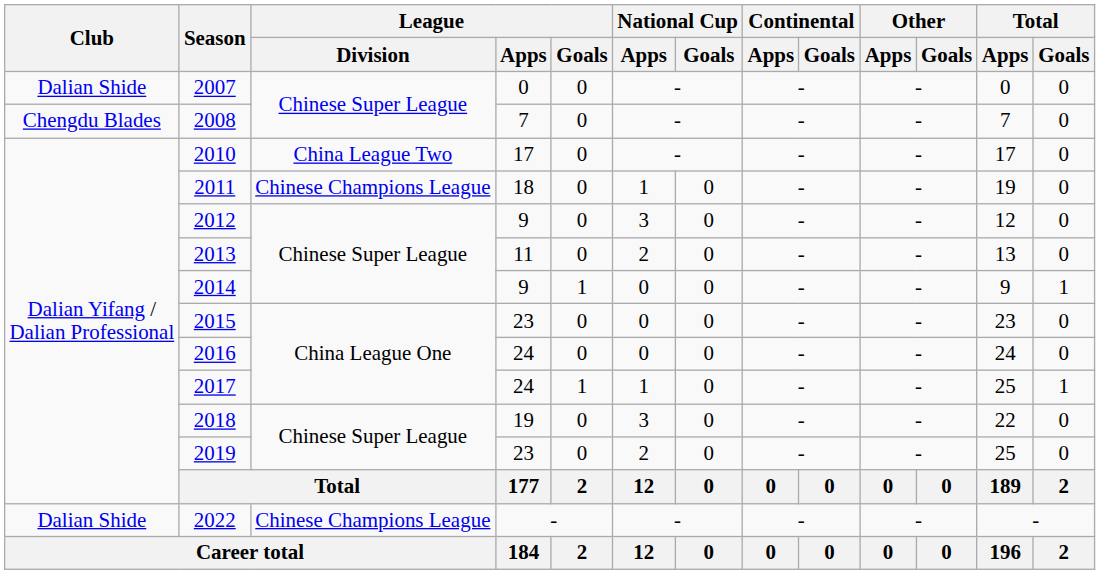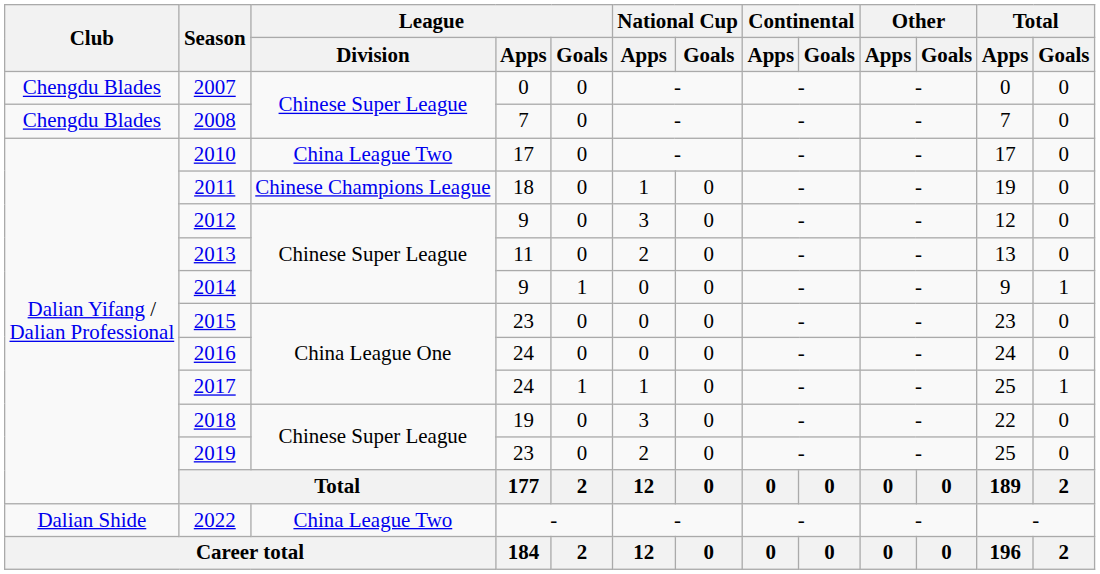(92, 87) Dalian Shide -> (92, 87) Chengdu Blades
(373, 519) Chinese Champions League -> (373, 519) China League Two
